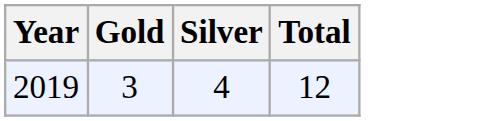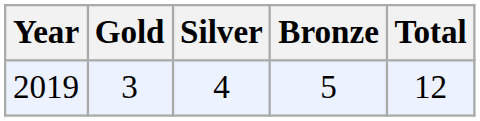+ column: (329, 32)
